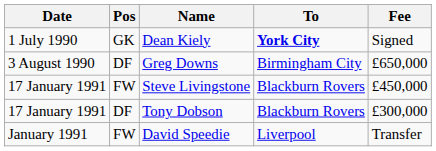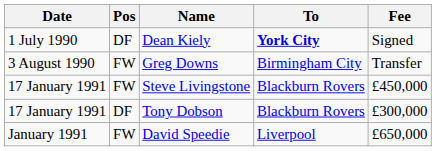(124, 39) GK -> (123, 39) DF
(123, 63) DF -> (124, 63) FW
(400, 63) £650,000 -> (397, 63) Transfer
(397, 134) Transfer -> (400, 134) £650,000
